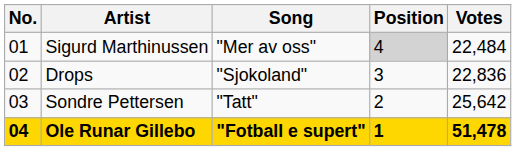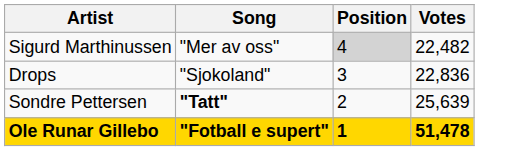- column: (23, 18)
(479, 46) 22,484 -> (442, 46) 22,482
(237, 103) normal -> (204, 103) bold
(479, 103) 25,642 -> (442, 103) 25,639
